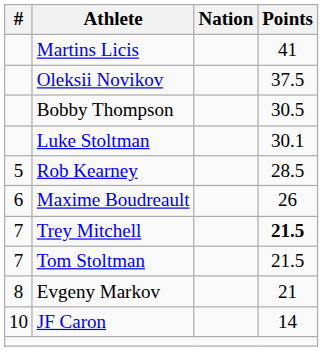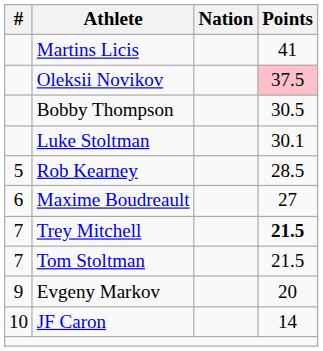(288, 79) no background -> (288, 79) pink background
(288, 200) 26 -> (288, 200) 27
(19, 291) 8 -> (19, 291) 9
(288, 291) 21 -> (288, 291) 20
